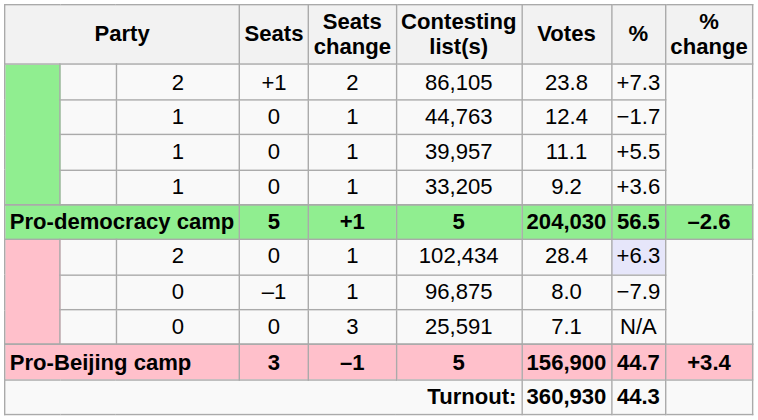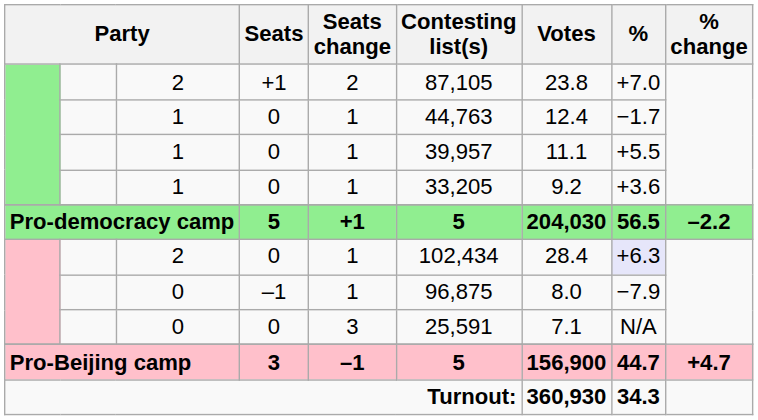(459, 81) 86,105 -> (459, 81) 87,105
(638, 81) +7.3 -> (638, 81) +7.0
(709, 221) –2.6 -> (709, 221) –2.2
(709, 362) +3.4 -> (709, 362) +4.7
(638, 397) 44.3 -> (638, 397) 34.3
